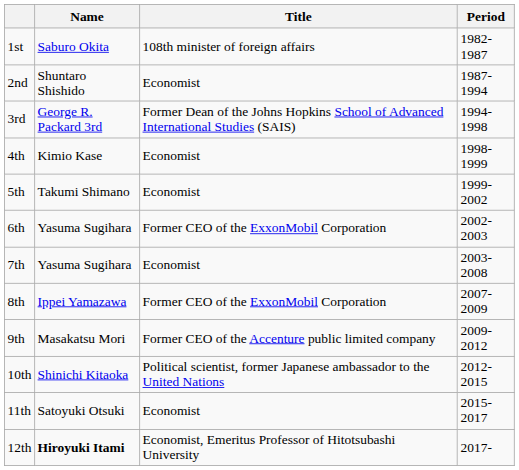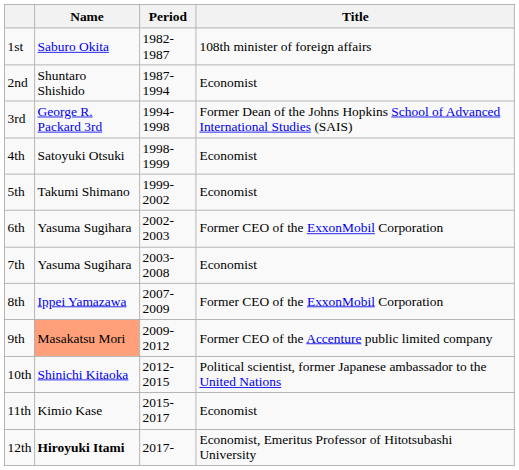columns swapped: (486, 16) <-> (298, 16)
(70, 155) Kimio Kase -> (81, 155) Satoyuki Otsuki
(81, 338) no background -> (81, 338) lightsalmon background
(81, 410) Satoyuki Otsuki -> (70, 410) Kimio Kase
